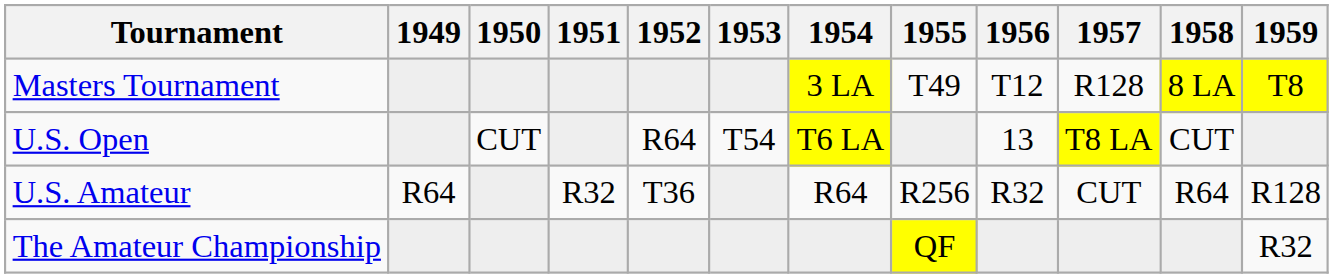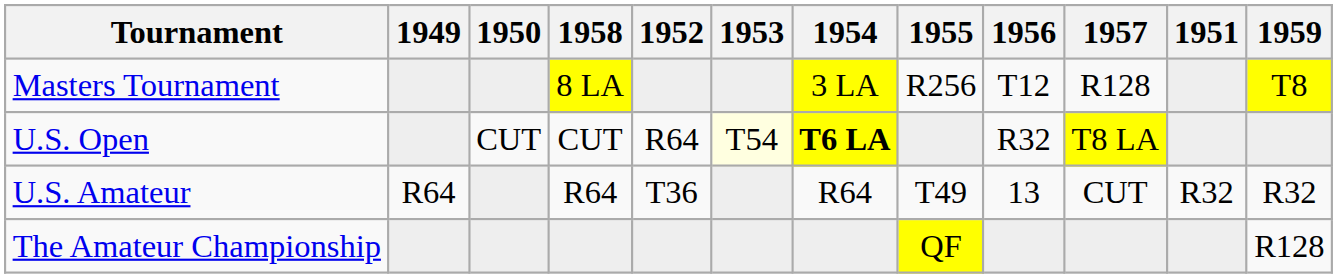columns swapped: (589, 31) <-> (1202, 31)
(935, 85) T49 -> (941, 85) R256
(749, 138) no background -> (752, 138) lightyellow background
(840, 138) normal -> (845, 138) bold
(1017, 138) 13 -> (1024, 138) R32
(935, 192) R256 -> (941, 192) T49
(1017, 192) R32 -> (1024, 192) 13
(1286, 192) R128 -> (1289, 192) R32
(1286, 246) R32 -> (1289, 246) R128
